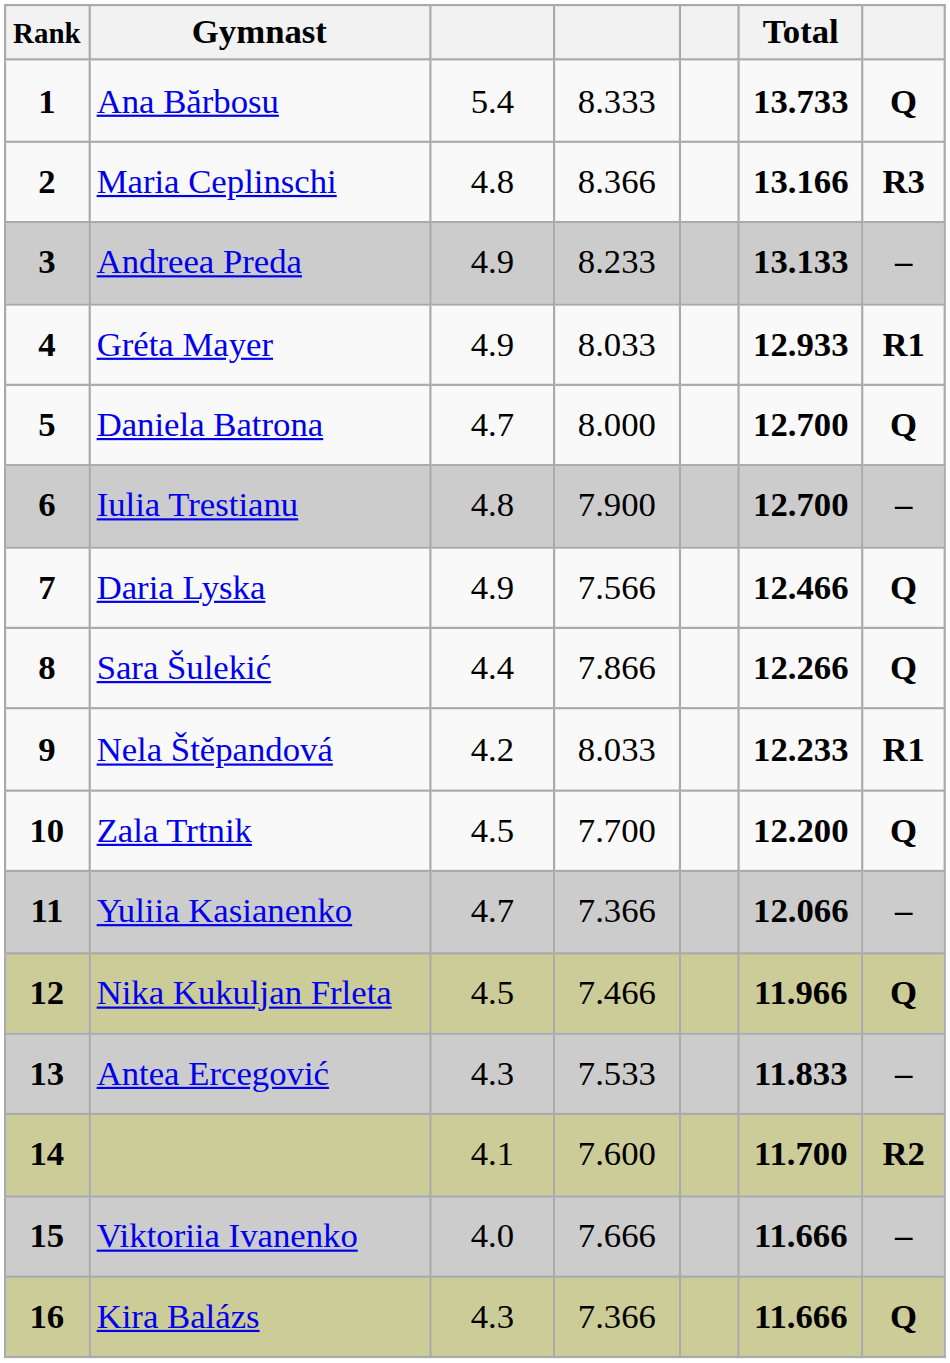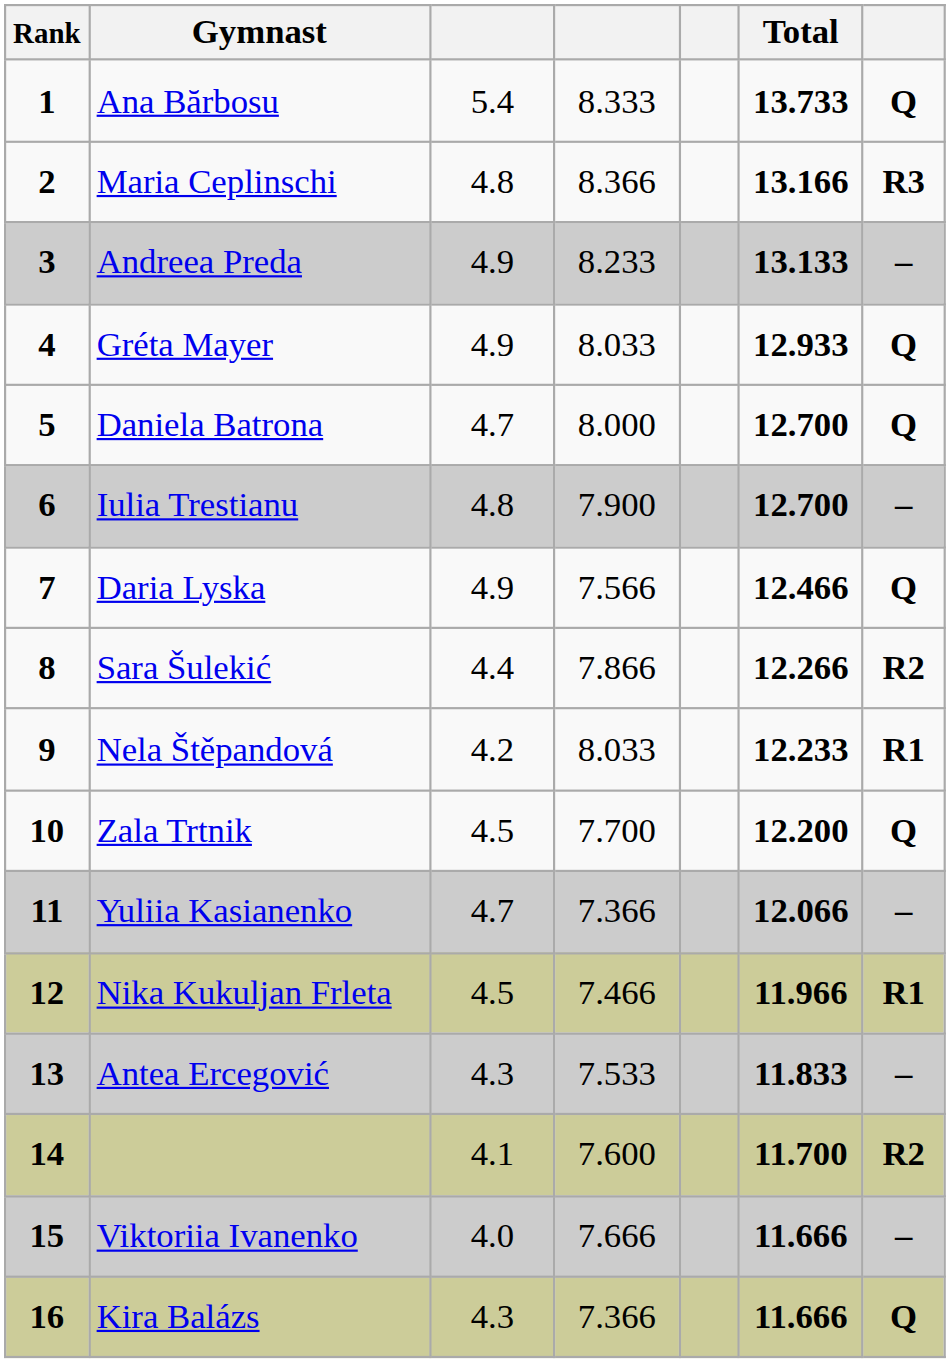(904, 343) R1 -> (904, 343) Q
(904, 667) Q -> (904, 667) R2
(904, 992) Q -> (904, 992) R1
